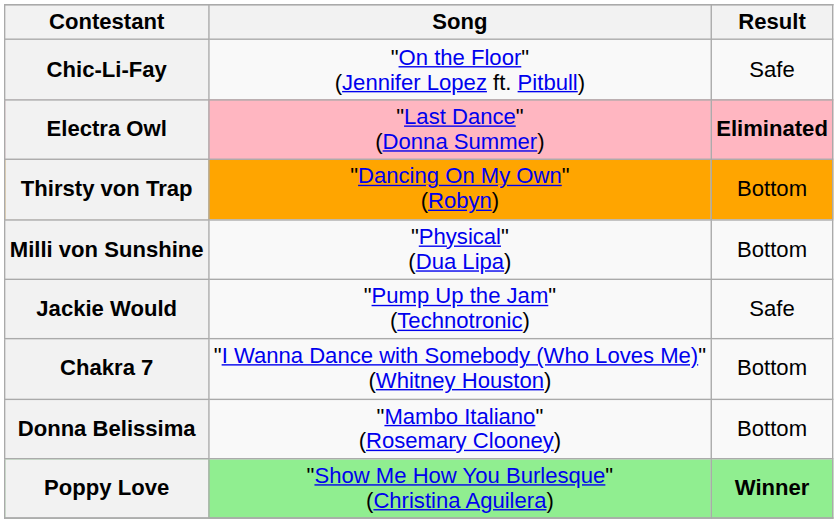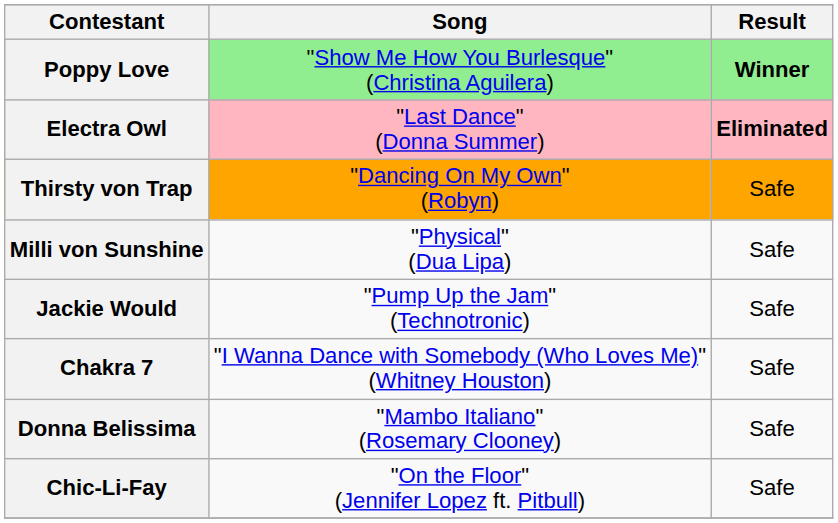rows swapped: (107, 69) <-> (107, 488)
(772, 189) Bottom -> (772, 189) Safe
(772, 249) Bottom -> (772, 249) Safe
(772, 368) Bottom -> (772, 368) Safe
(772, 428) Bottom -> (772, 428) Safe
